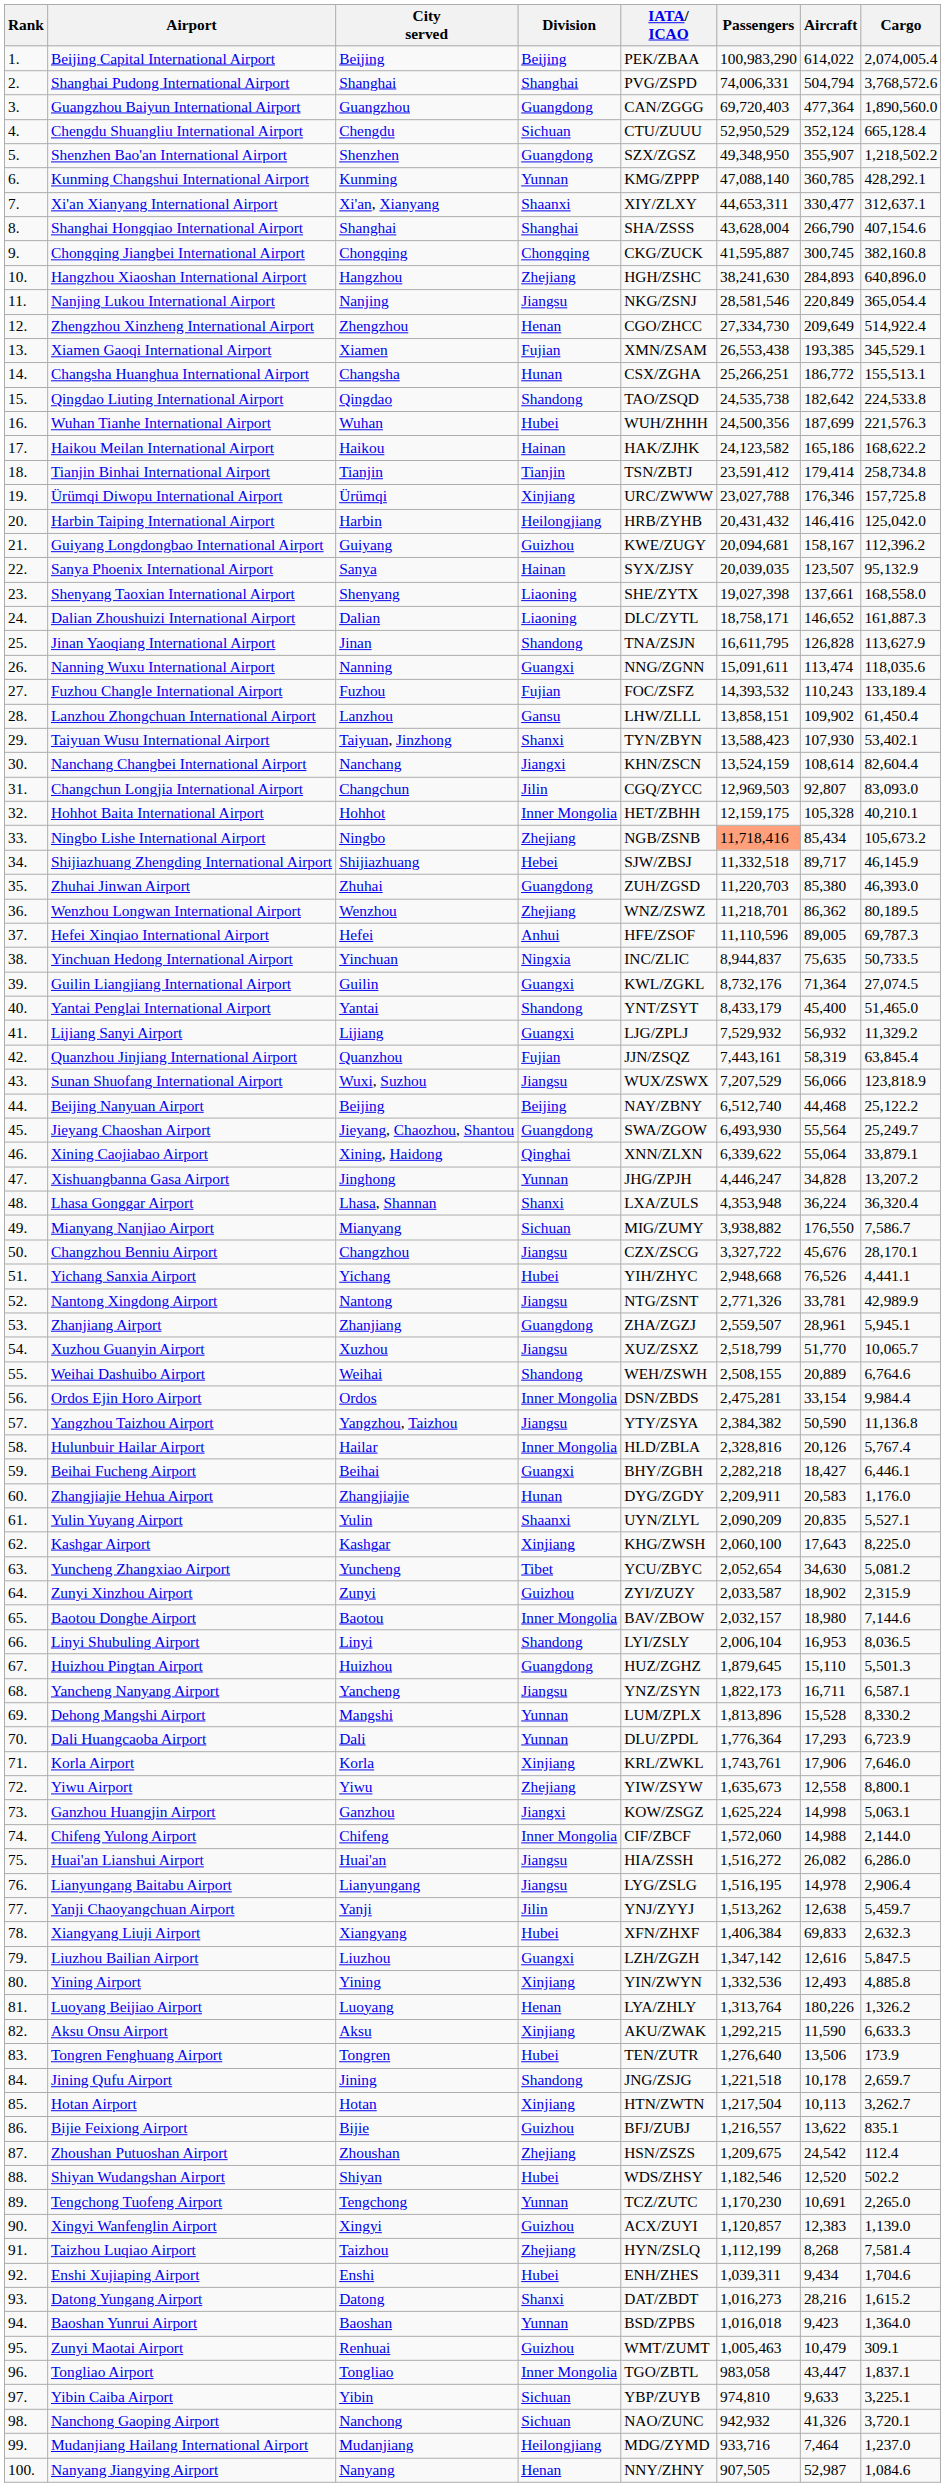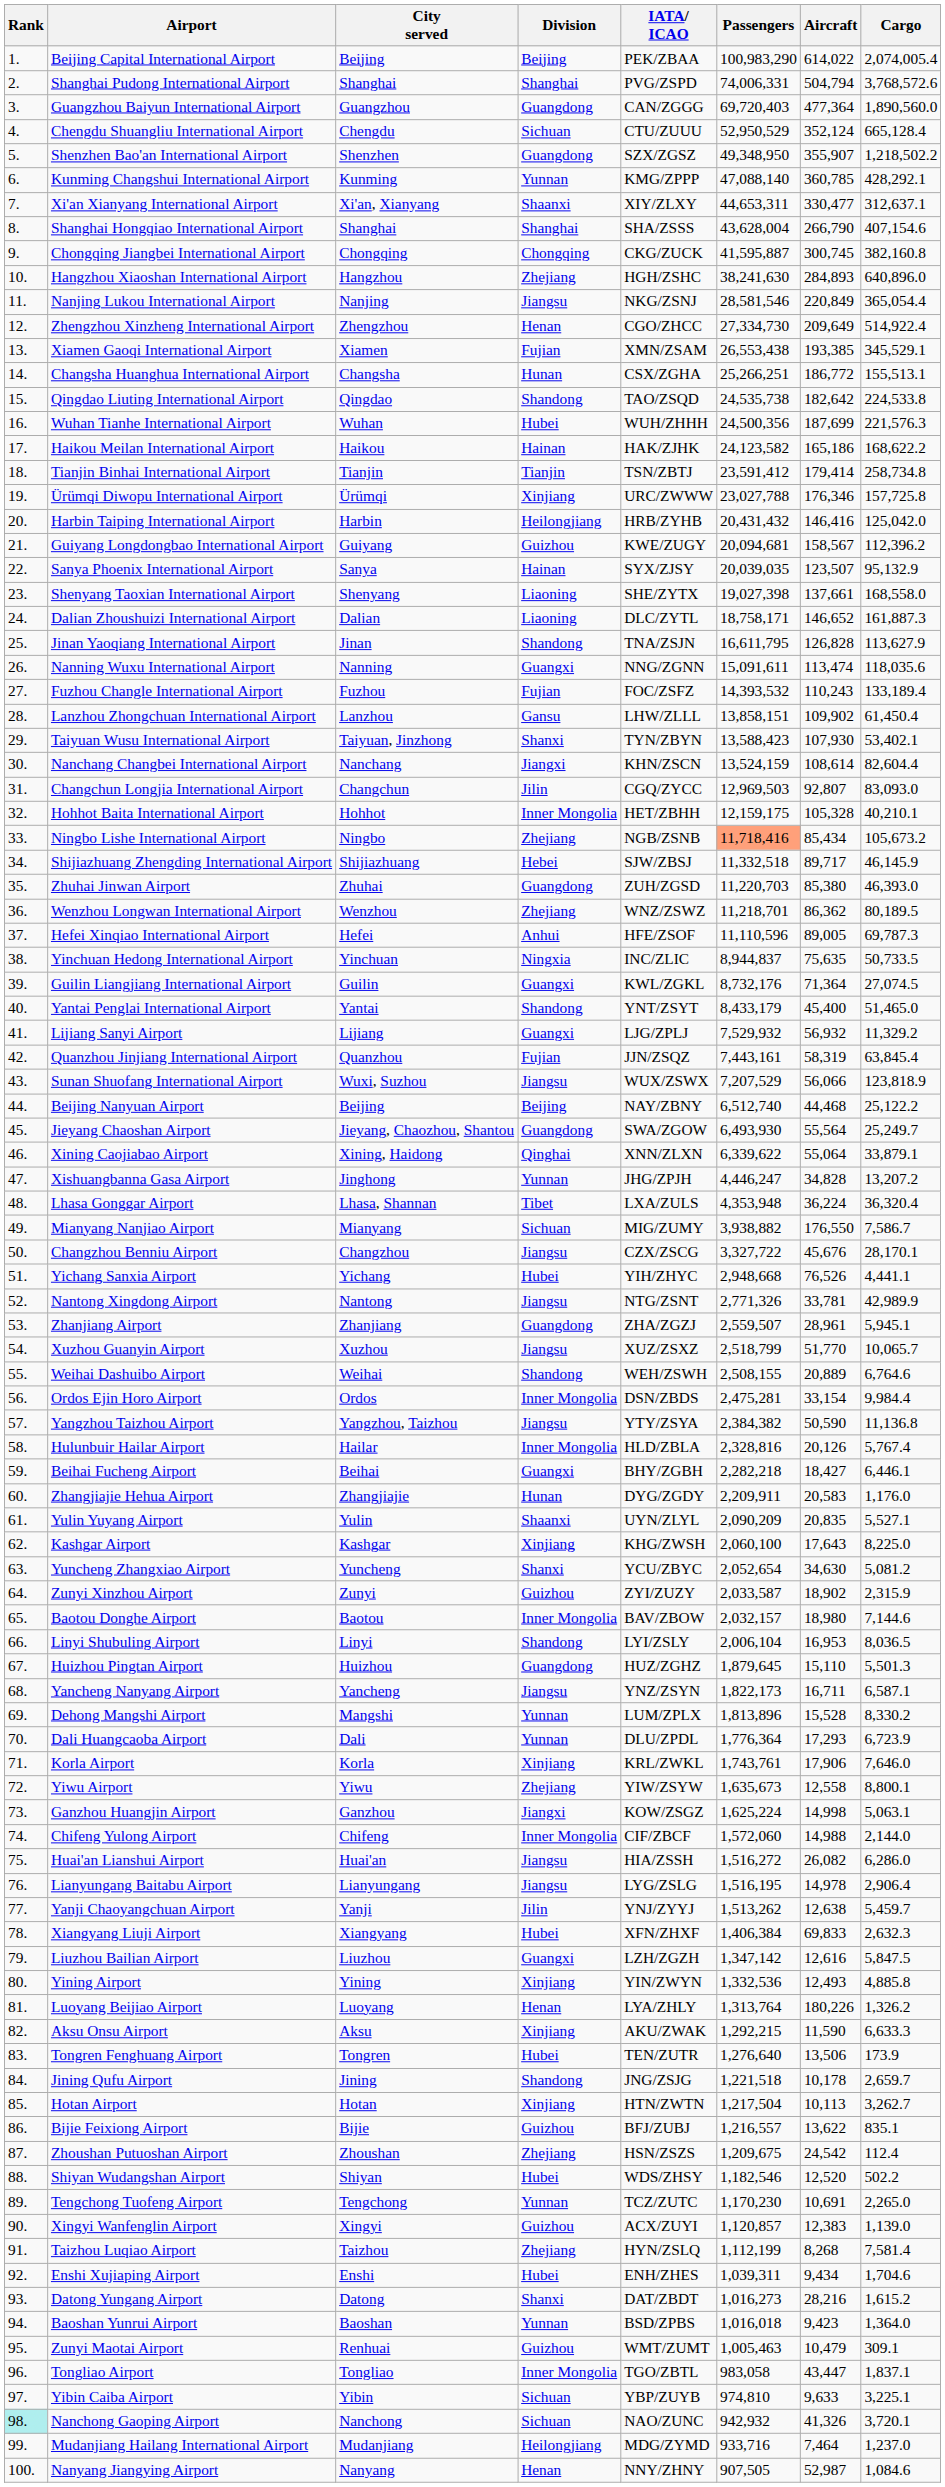(829, 545) 158,167 -> (829, 545) 158,567
(542, 1203) Shanxi -> (537, 1203) Tibet
(537, 1568) Tibet -> (542, 1568) Shanxi
(18, 2421) no background -> (18, 2421) paleturquoise background
